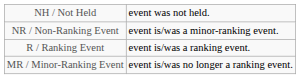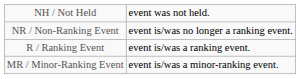(204, 30) event is/was a minor-ranking event. -> (211, 30) event is/was no longer a ranking event.
(211, 65) event is/was no longer a ranking event. -> (204, 65) event is/was a minor-ranking event.
